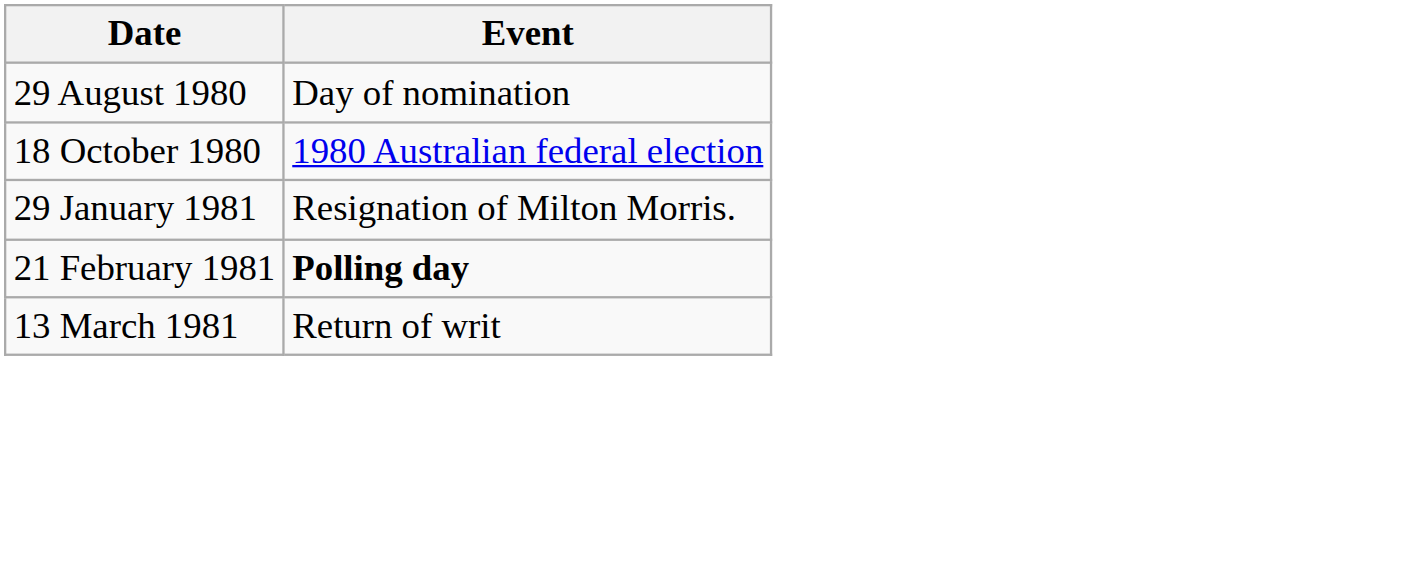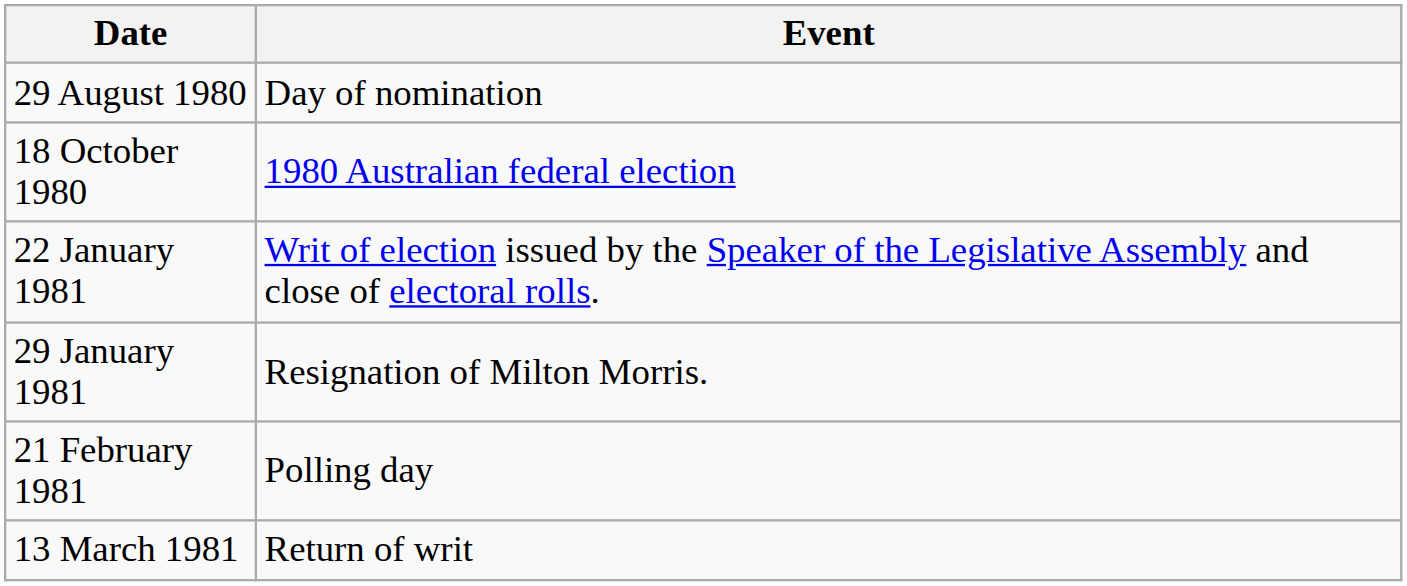+ row: (94, 270)
(381, 267) bold -> (349, 470) normal
